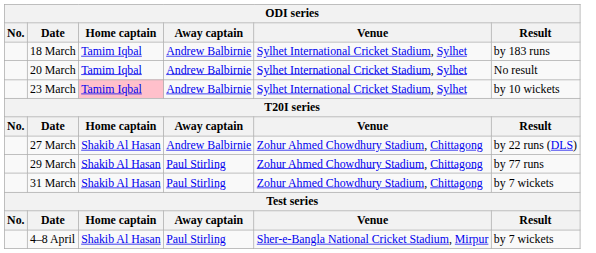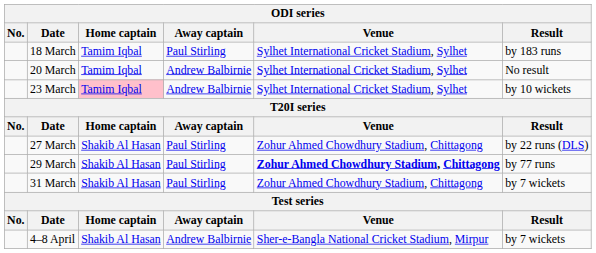(209, 51) Andrew Balbirnie -> (196, 51) Paul Stirling
(209, 145) Andrew Balbirnie -> (196, 145) Paul Stirling
(370, 164) normal -> (378, 164) bold
(196, 239) Paul Stirling -> (209, 239) Andrew Balbirnie
